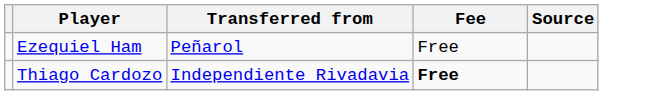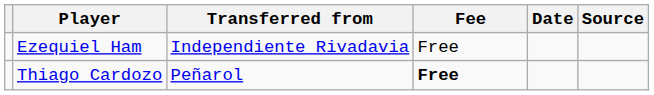+ column: (553, 19)
(207, 47) Peñarol -> (290, 47) Independiente Rivadavia
(290, 75) Independiente Rivadavia -> (207, 75) Peñarol
